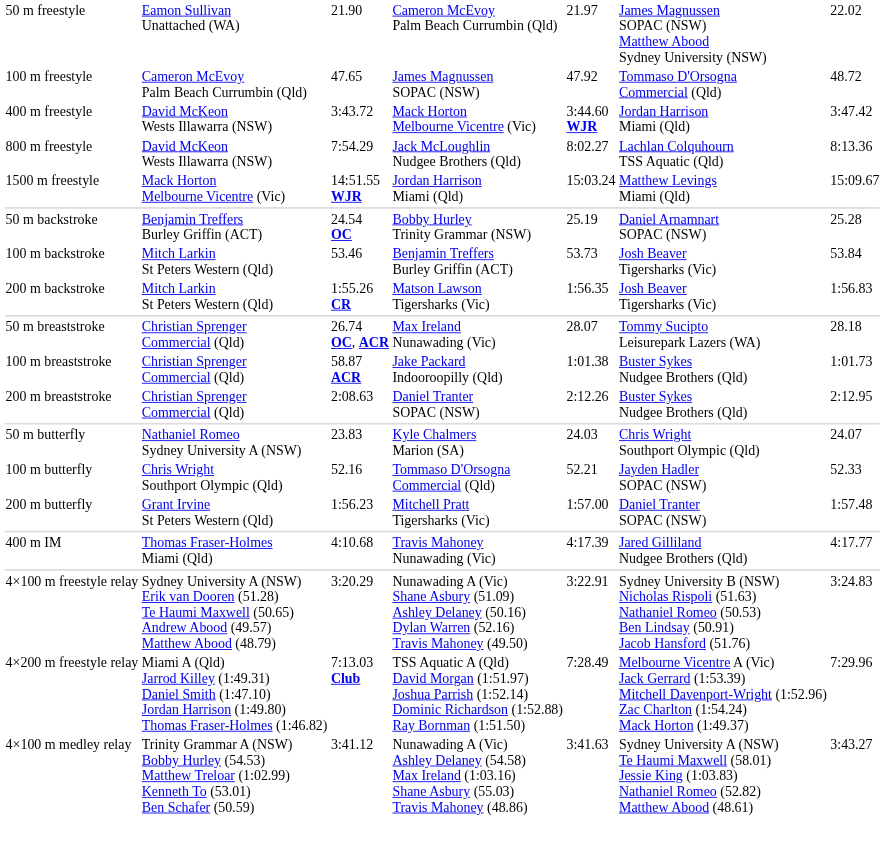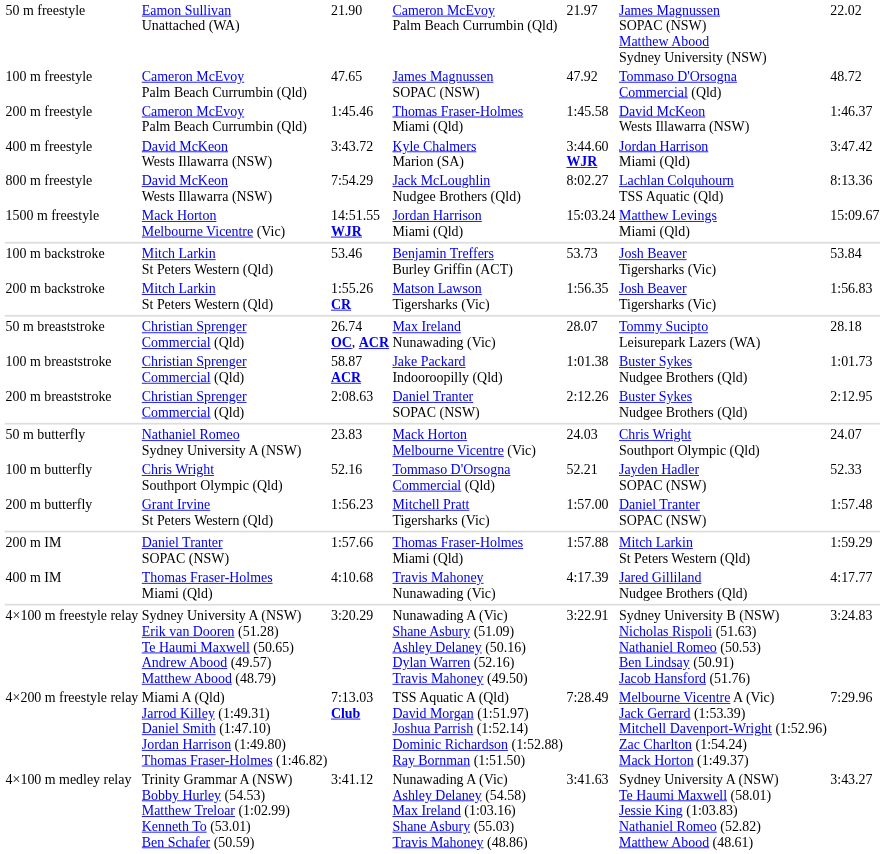+ row: (49, 111)
(464, 119) Mack Horton Melbourne Vicentre (Vic) -> (434, 154) Kyle Chalmers Marion (SA)
- row: (52, 219)
(434, 442) Kyle Chalmers Marion (SA) -> (464, 442) Mack Horton Melbourne Vicentre (Vic)
+ row: (33, 542)
